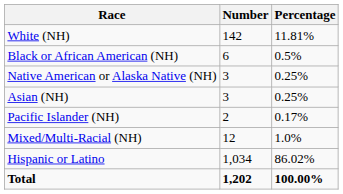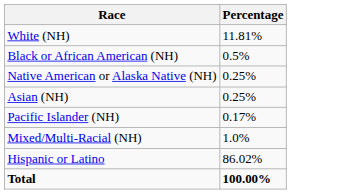- column: (246, 14)
